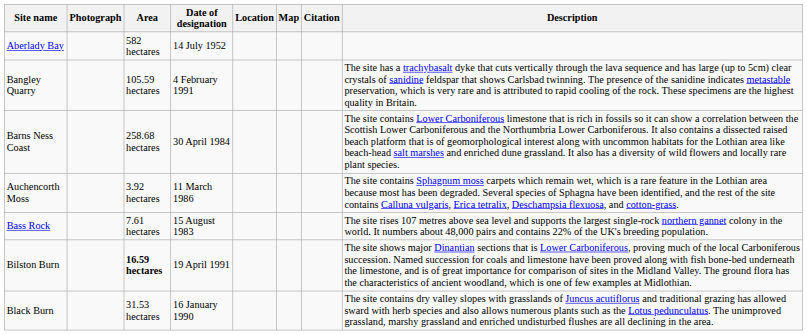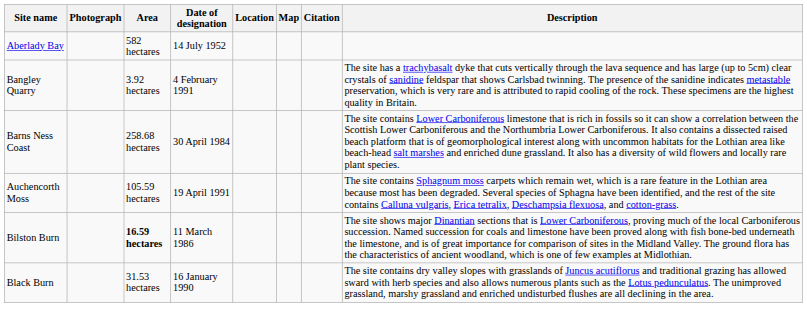(143, 85) 105.59 hectares -> (143, 85) 3.92 hectares
(143, 192) 3.92 hectares -> (143, 192) 105.59 hectares
(193, 192) 11 March 1986 -> (202, 192) 19 April 1991
- row: (28, 226)
(202, 265) 19 April 1991 -> (193, 237) 11 March 1986
